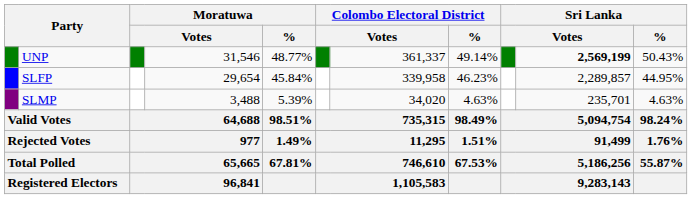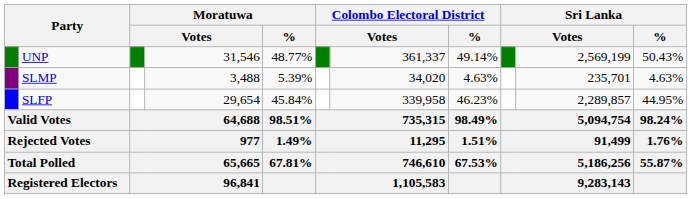(604, 57) bold -> (604, 57) normal
rows swapped: (37, 78) <-> (39, 99)
